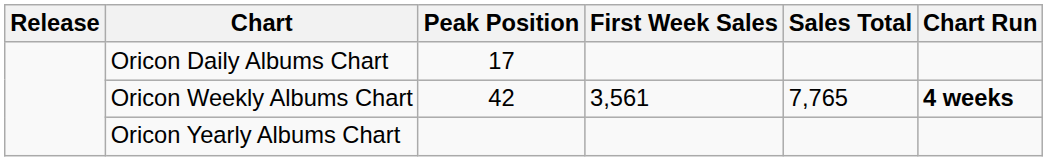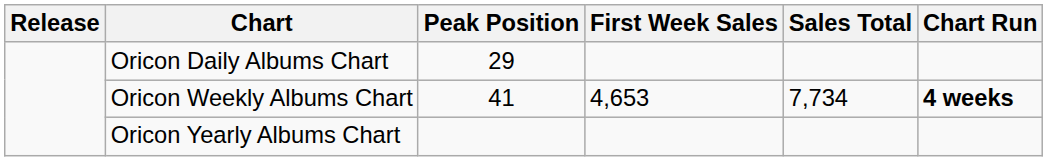(501, 60) 17 -> (501, 60) 29
(501, 98) 42 -> (501, 98) 41
(620, 98) 3,561 -> (620, 98) 4,653
(818, 98) 7,765 -> (818, 98) 7,734
